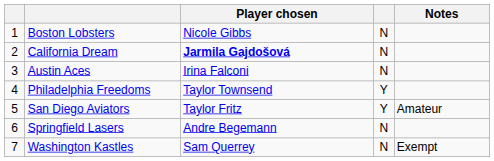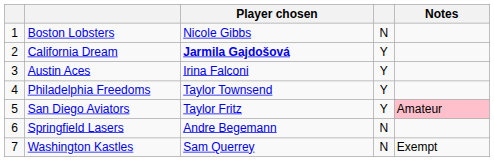(384, 52) N -> (384, 52) Y
(384, 71) N -> (384, 71) Y
(419, 109) no background -> (419, 109) pink background
